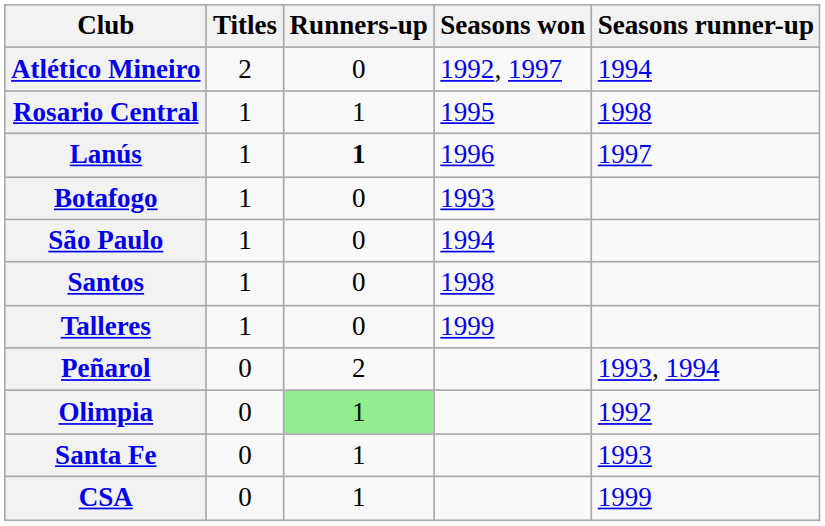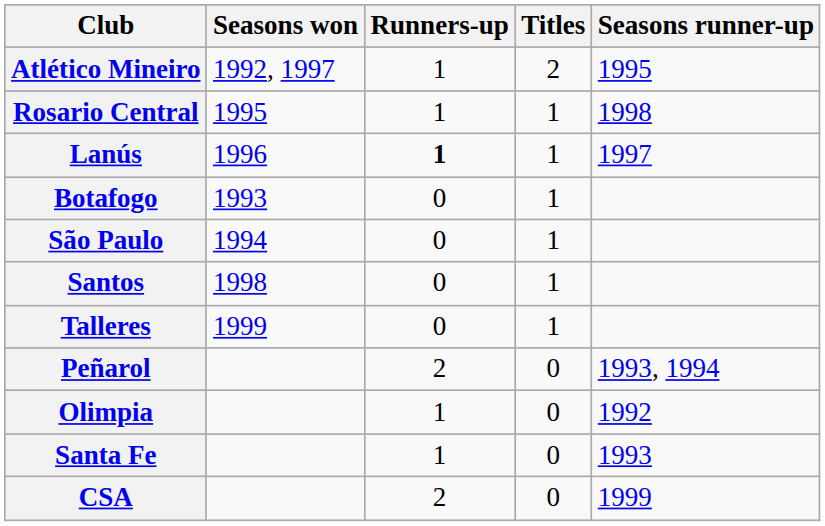columns swapped: (245, 25) <-> (513, 25)
(359, 68) 0 -> (440, 68) 1
(625, 68) 1994 -> (625, 68) 1995
(359, 411) lightgreen background -> (440, 411) no background
(359, 497) 1 -> (440, 497) 2
